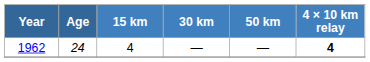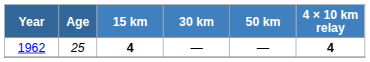(78, 48) 24 -> (78, 48) 25
(130, 48) normal -> (130, 48) bold
